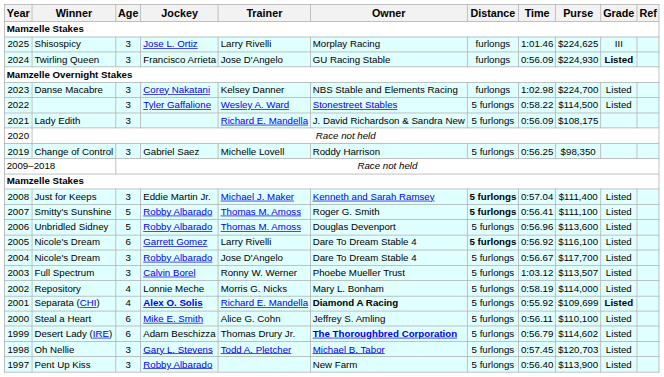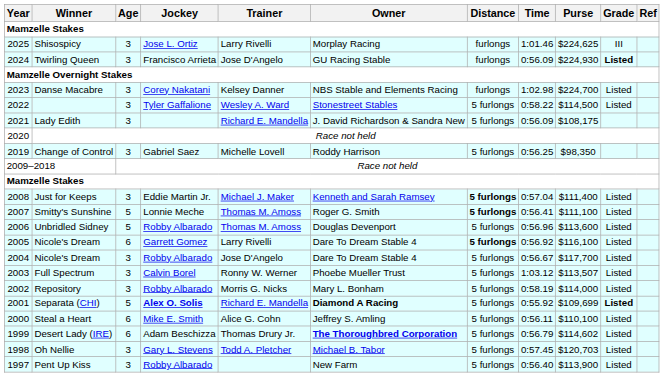(178, 212) Robby Albarado -> (174, 212) Lonnie Meche
(128, 288) 4 -> (128, 288) 3
(174, 288) Lonnie Meche -> (178, 288) Robby Albarado
(128, 304) 4 -> (128, 304) 5
